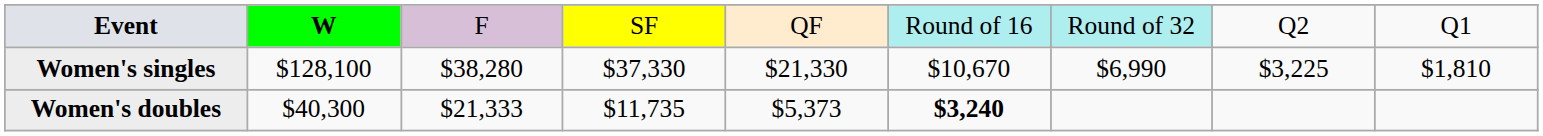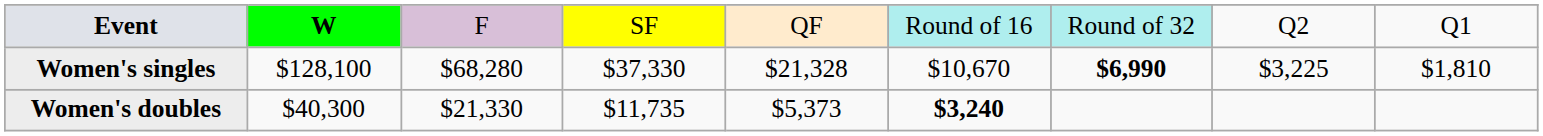(482, 67) $38,280 -> (482, 67) $68,280
(806, 67) $21,330 -> (806, 67) $21,328
(1131, 67) normal -> (1131, 67) bold
(482, 109) $21,333 -> (482, 109) $21,330
